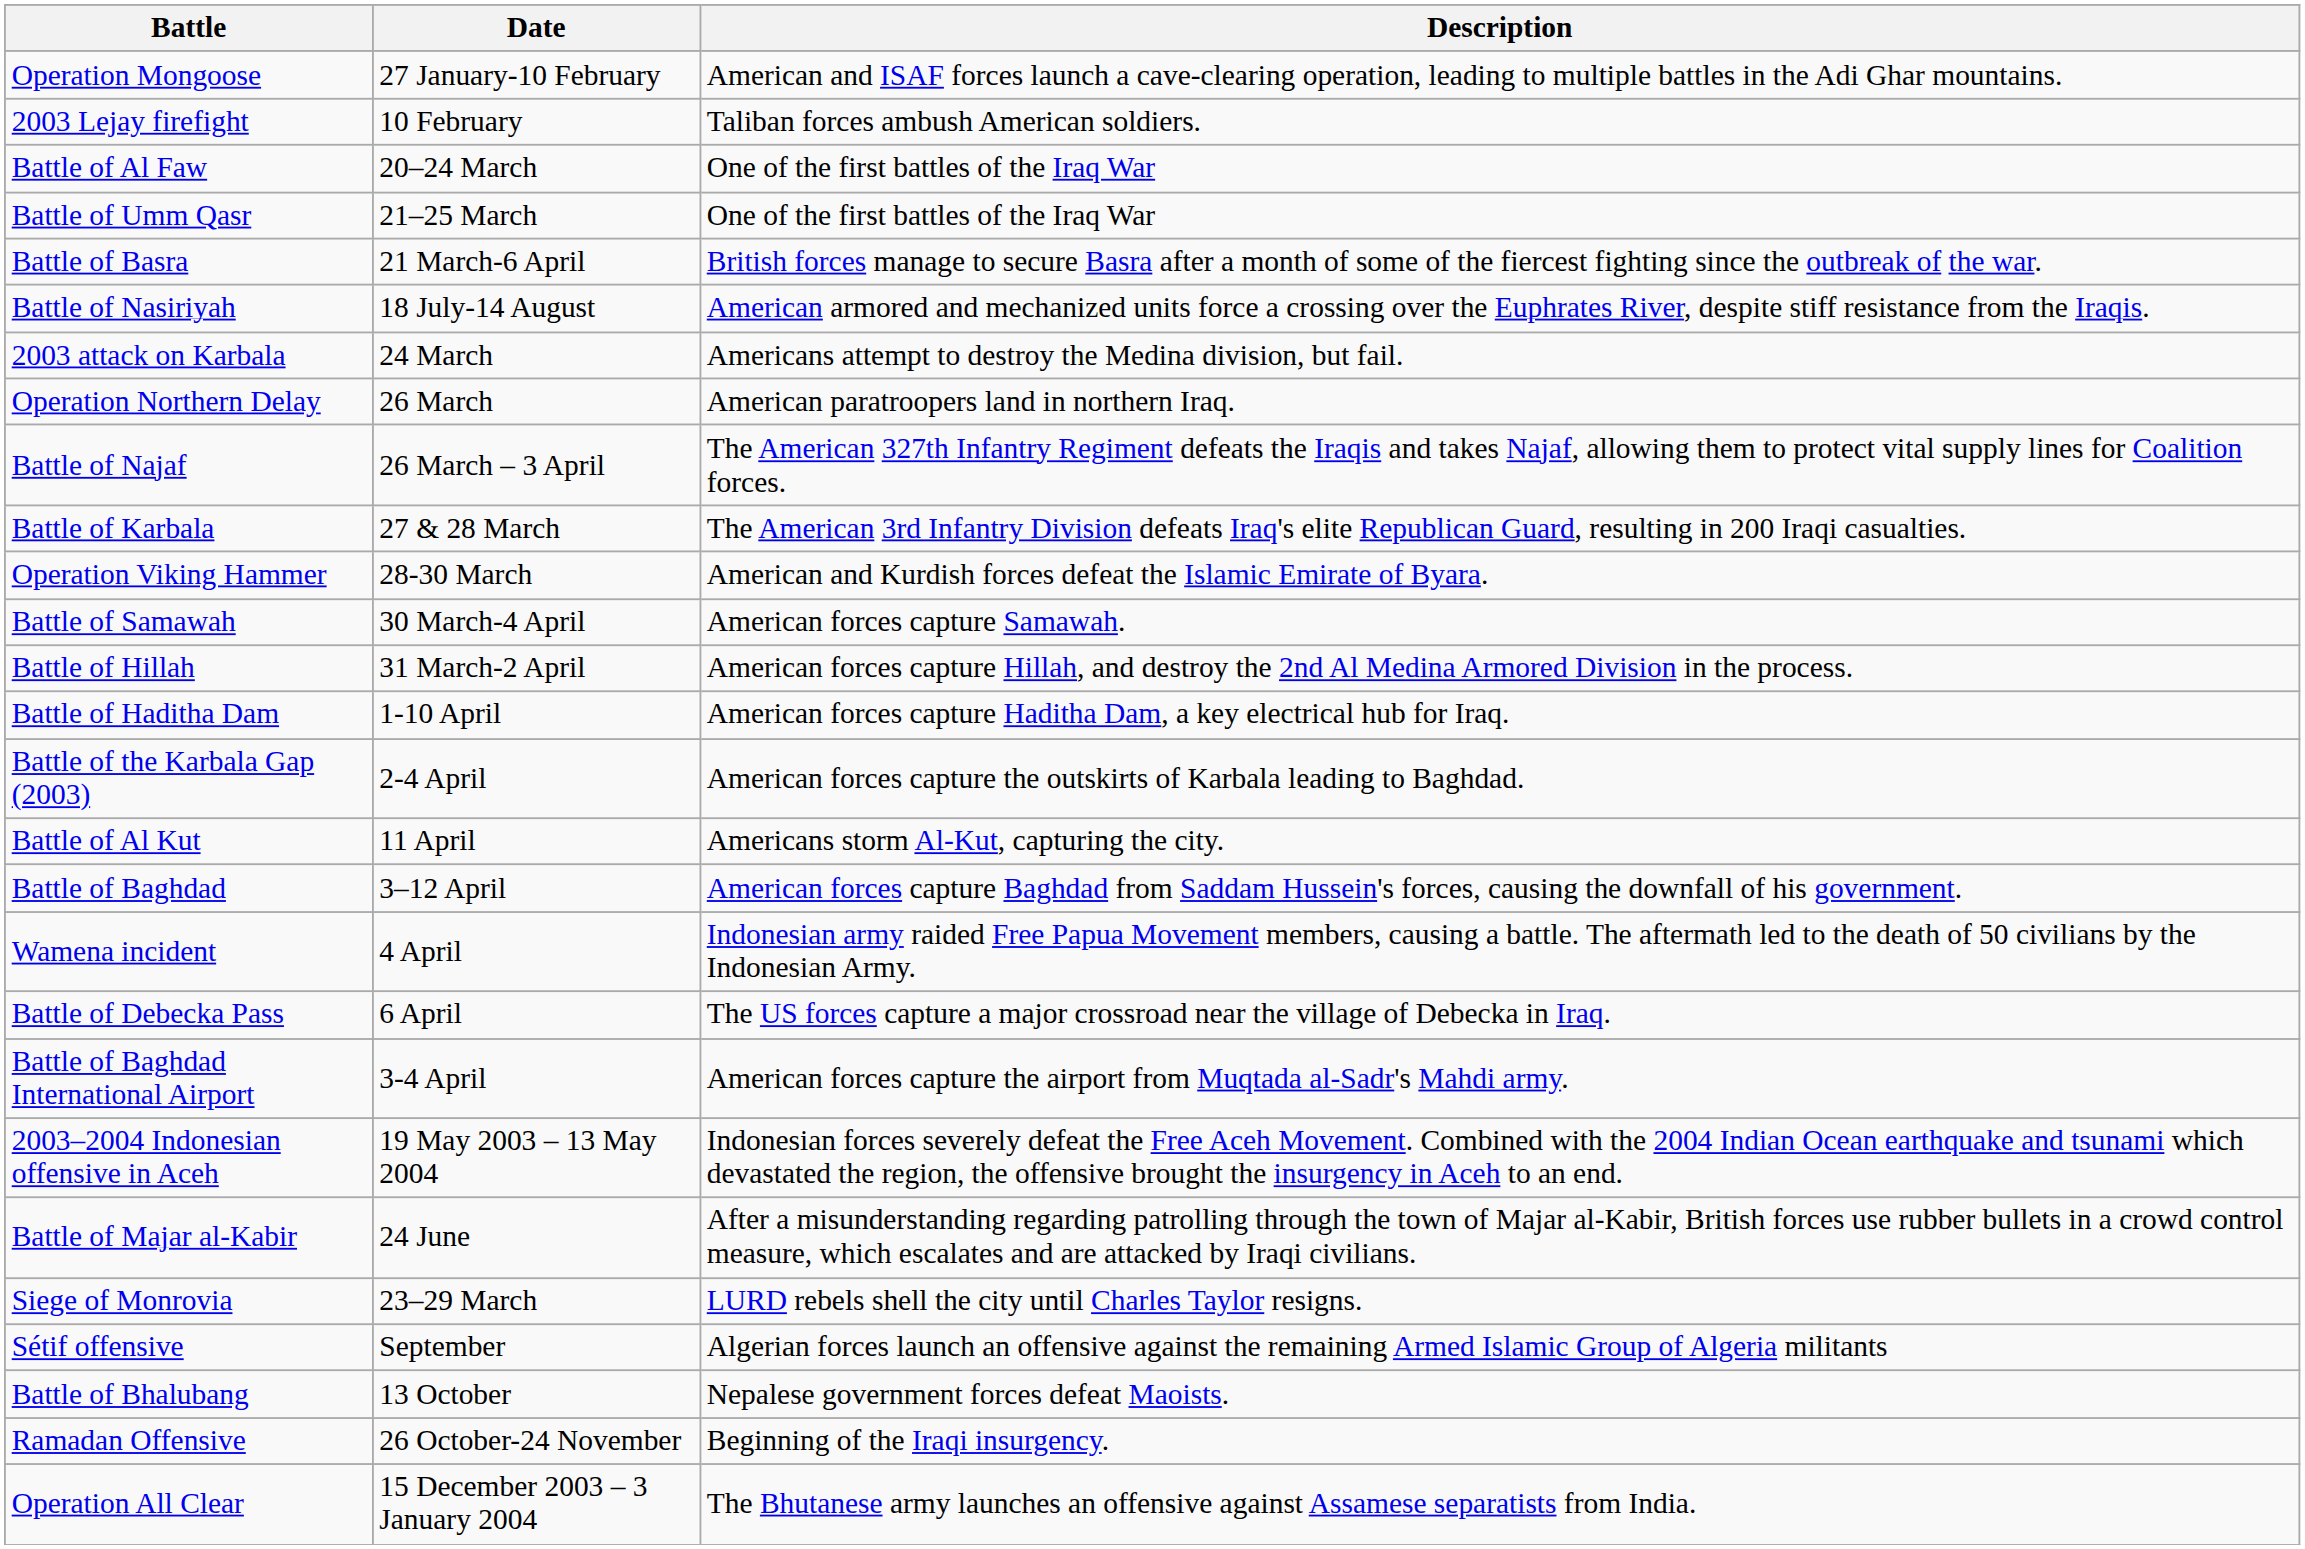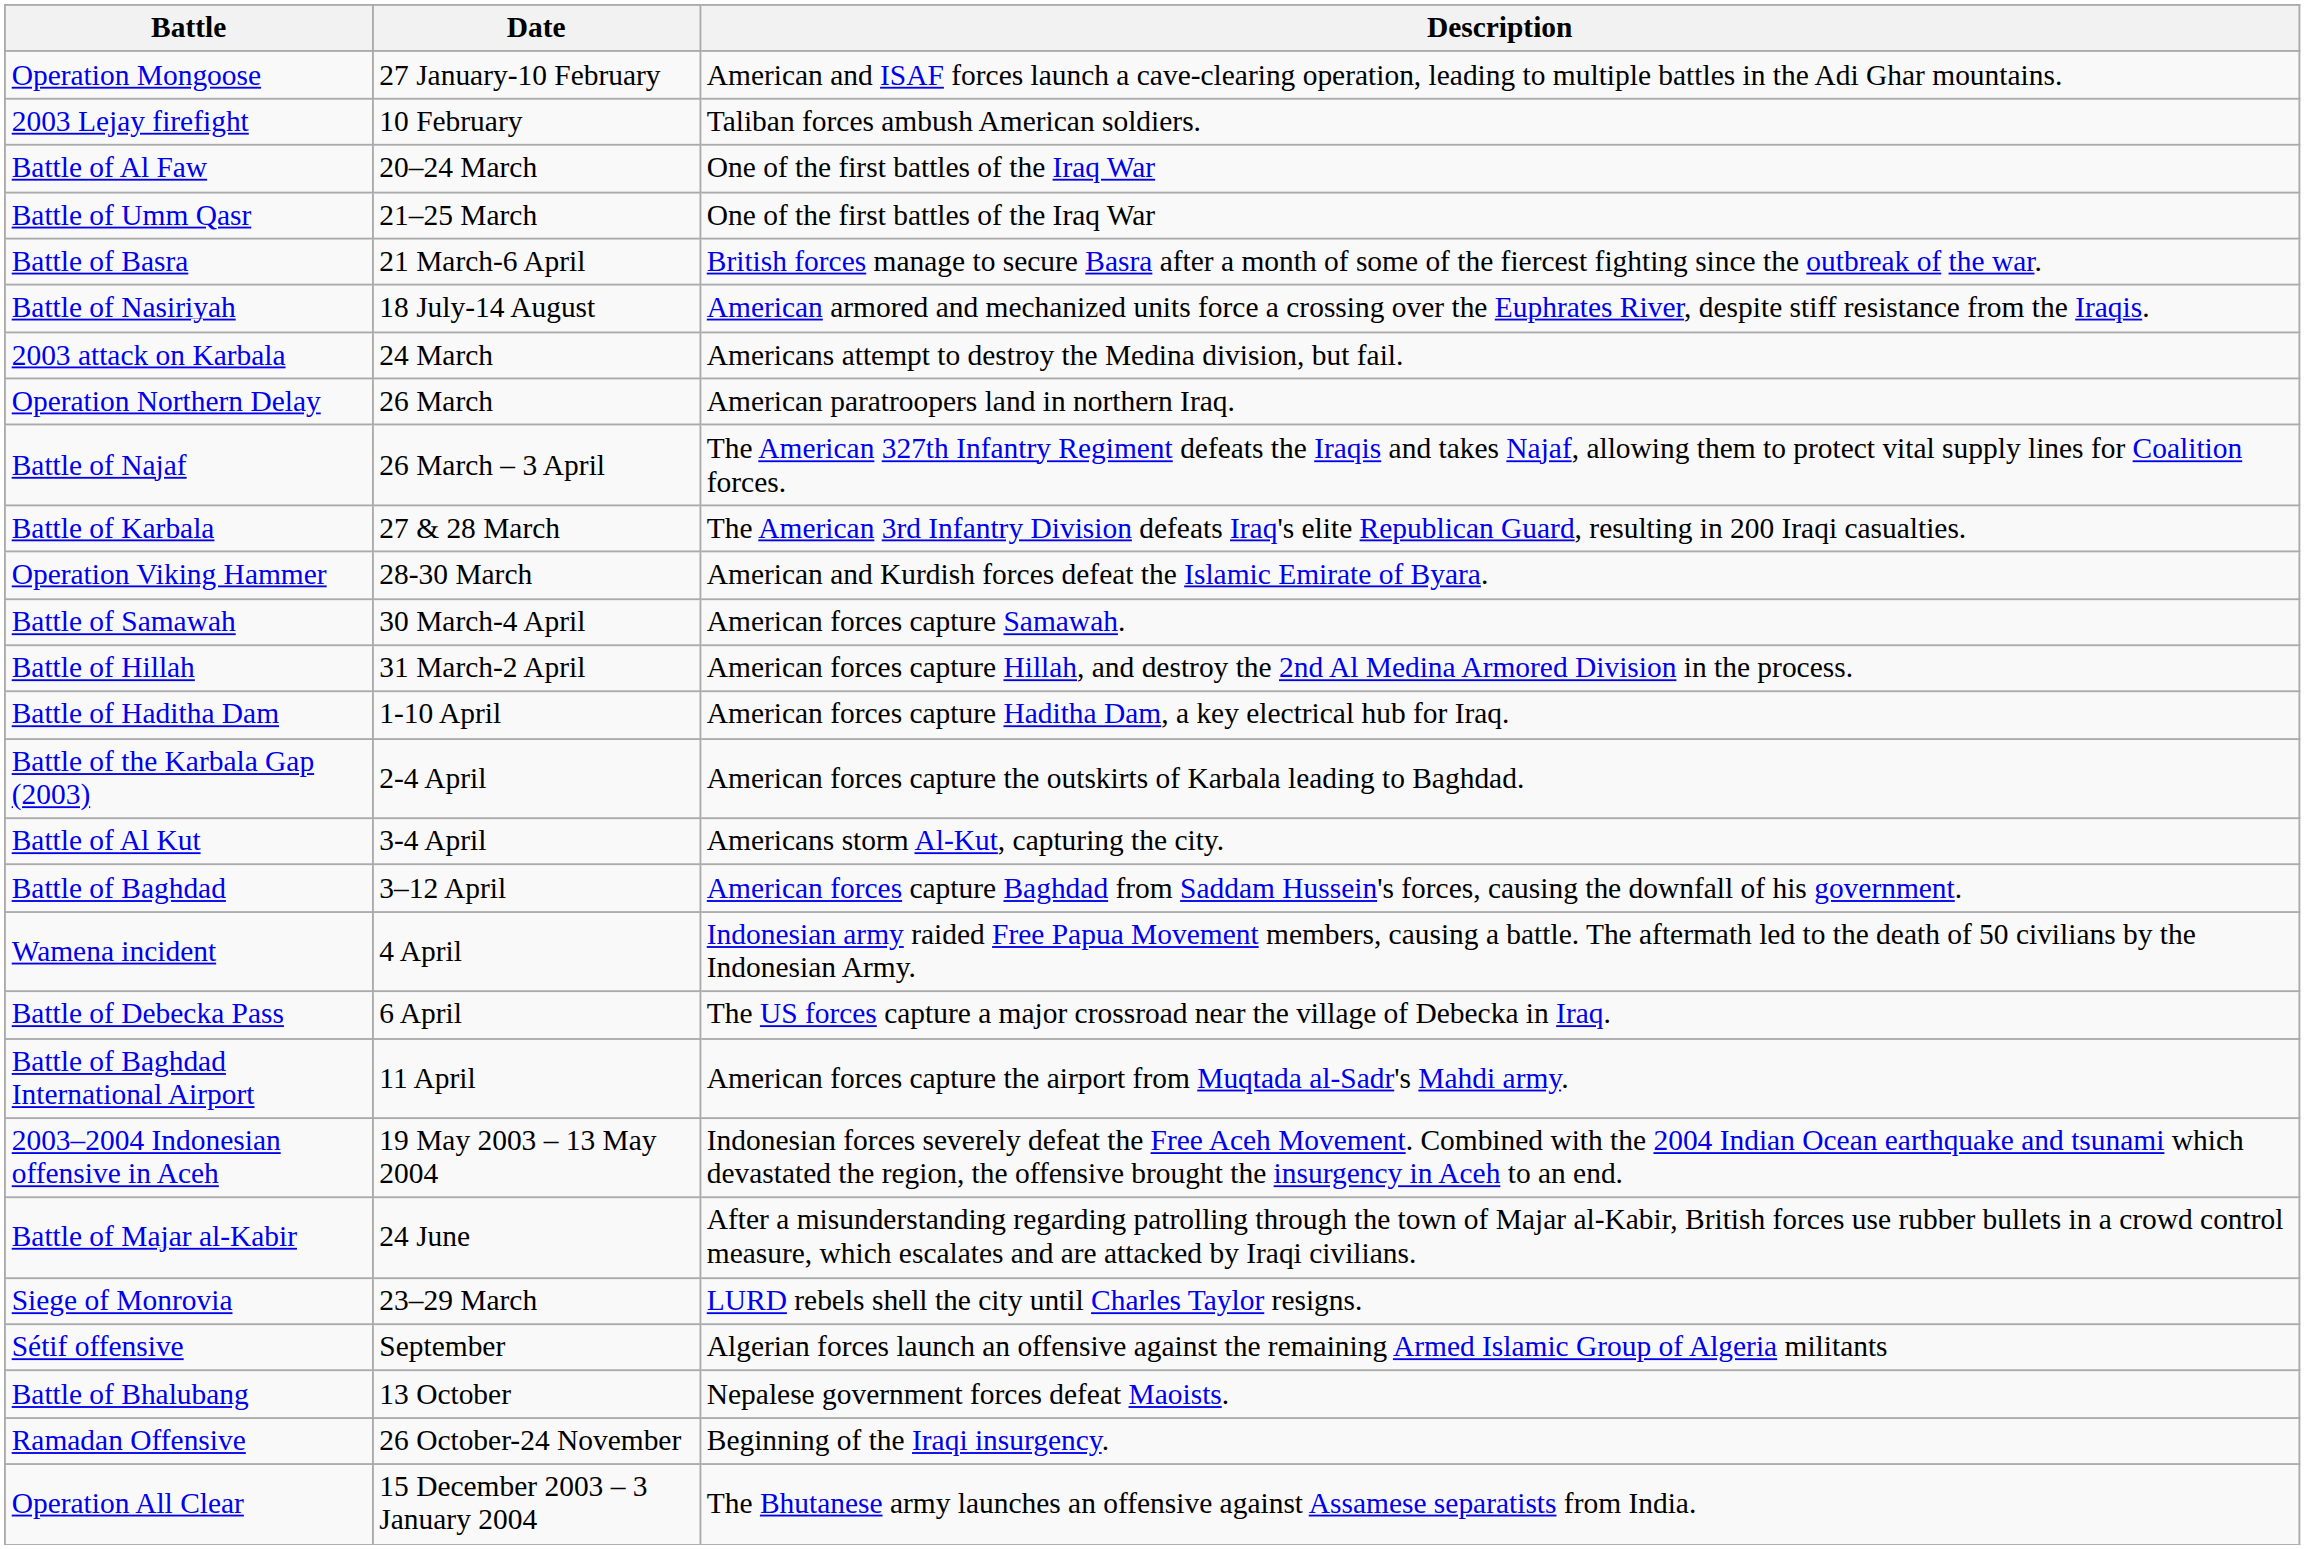(427, 841) 11 April -> (433, 841) 3-4 April
(433, 1077) 3-4 April -> (427, 1077) 11 April
